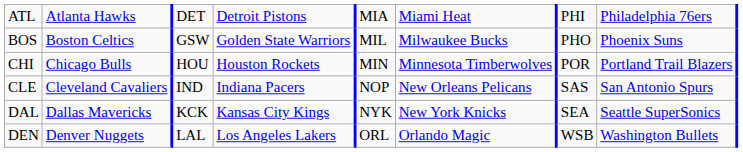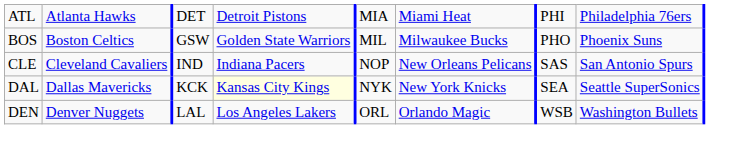- row: (21, 64)
(273, 111) no background -> (273, 87) lightyellow background
